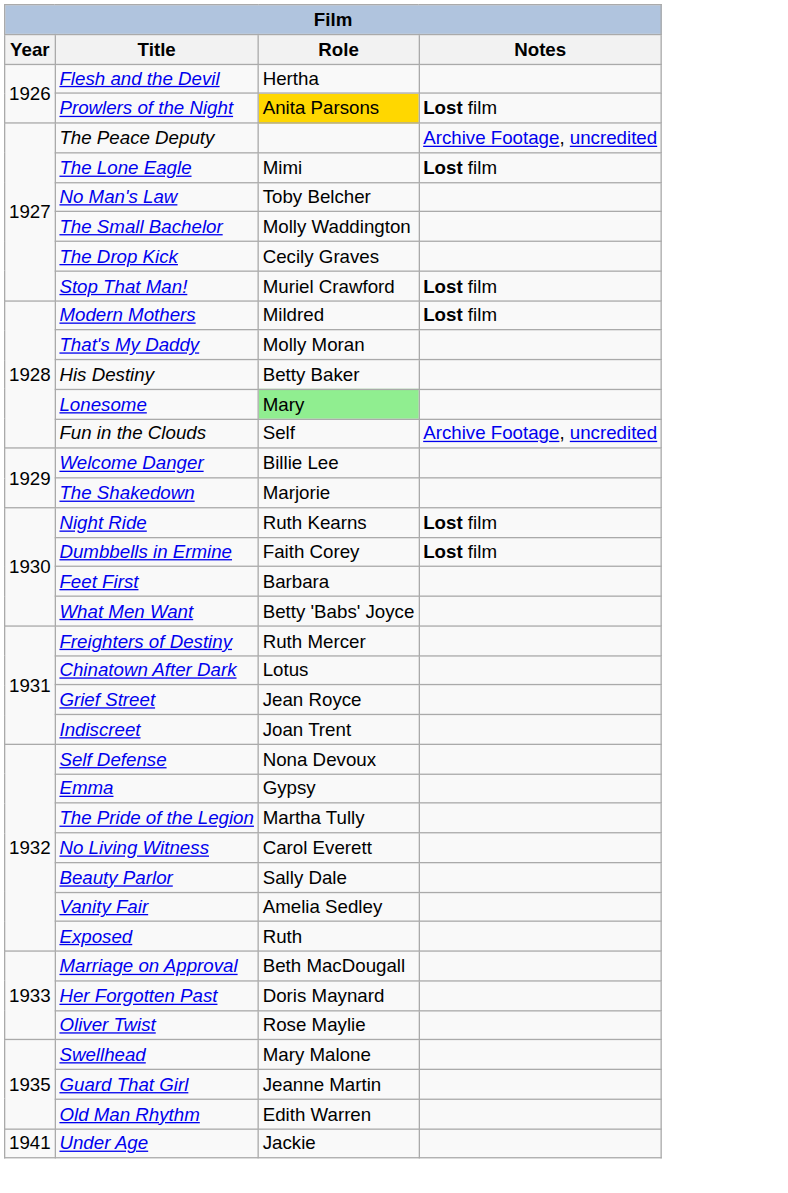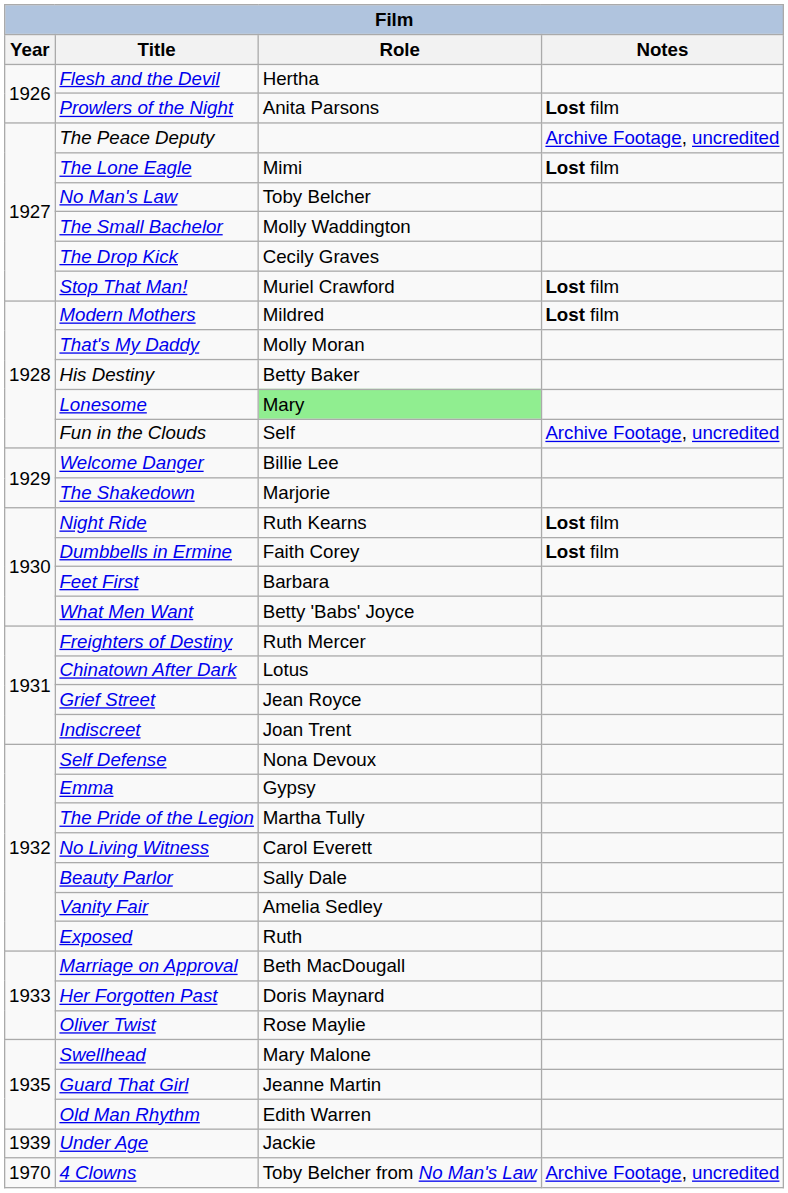(321, 109) gold background -> (321, 109) no background
(30, 1144) 1941 -> (30, 1144) 1939
+ row: (98, 1173)
